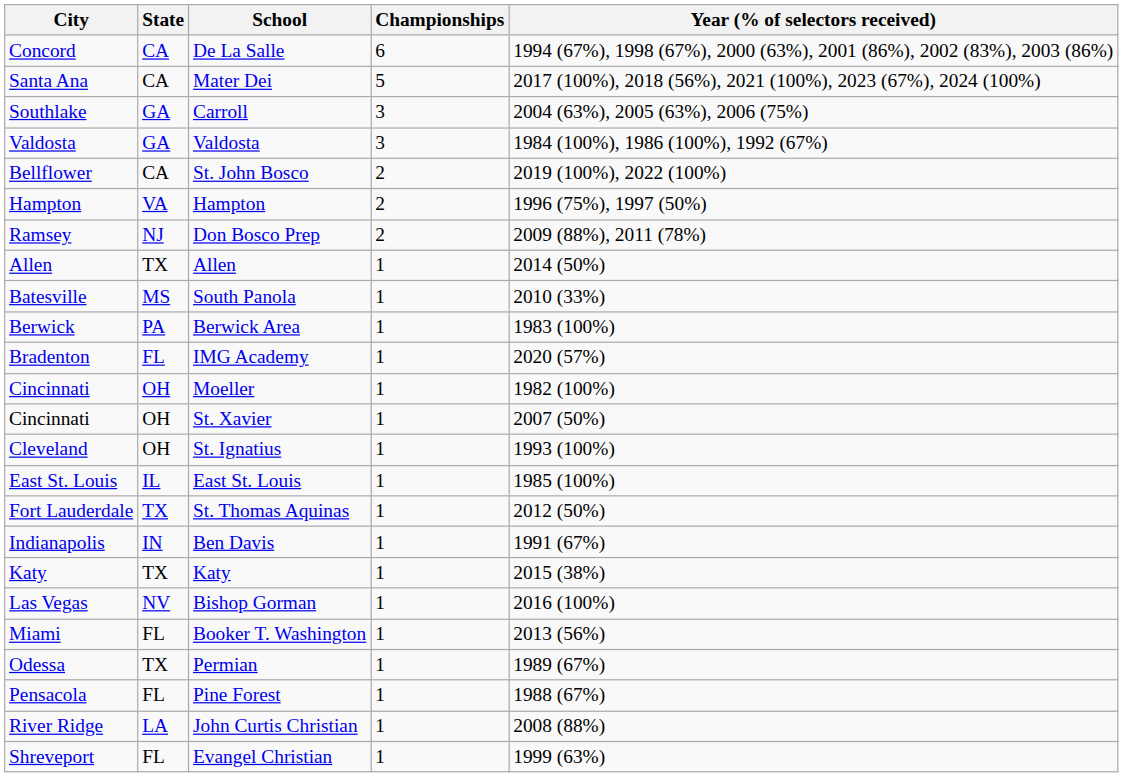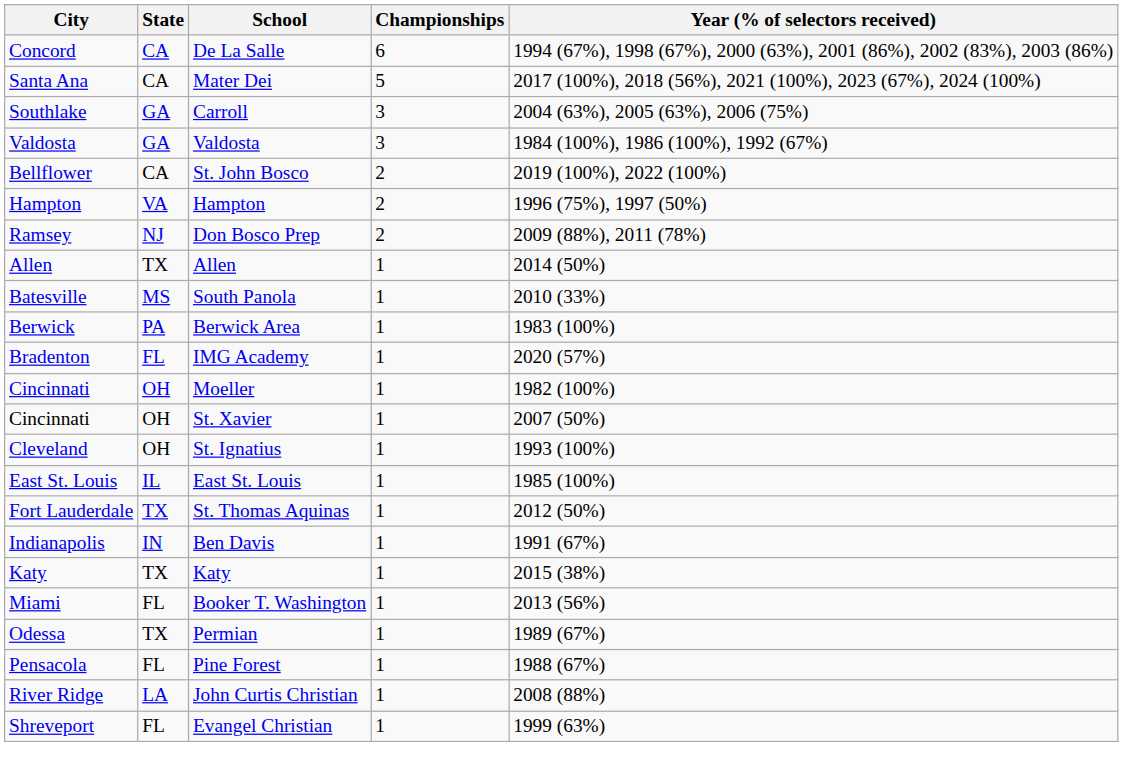- row: (255, 603)
